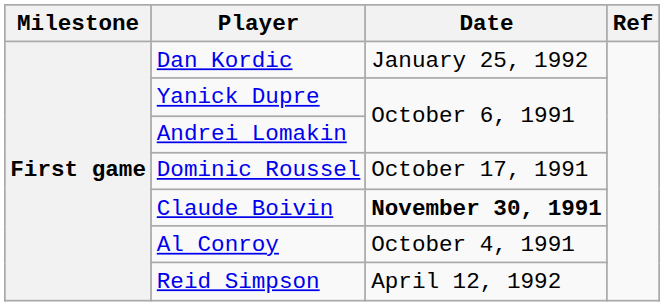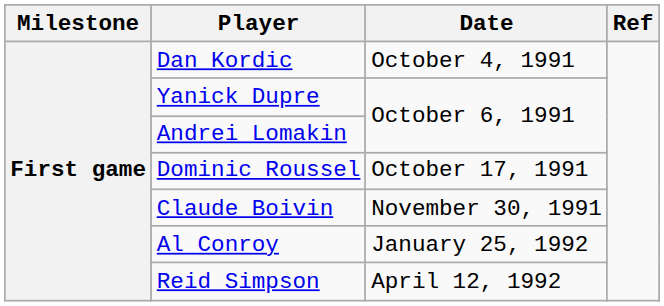(480, 60) January 25, 1992 -> (473, 60) October 4, 1991
(487, 208) bold -> (487, 208) normal
(473, 245) October 4, 1991 -> (480, 245) January 25, 1992
